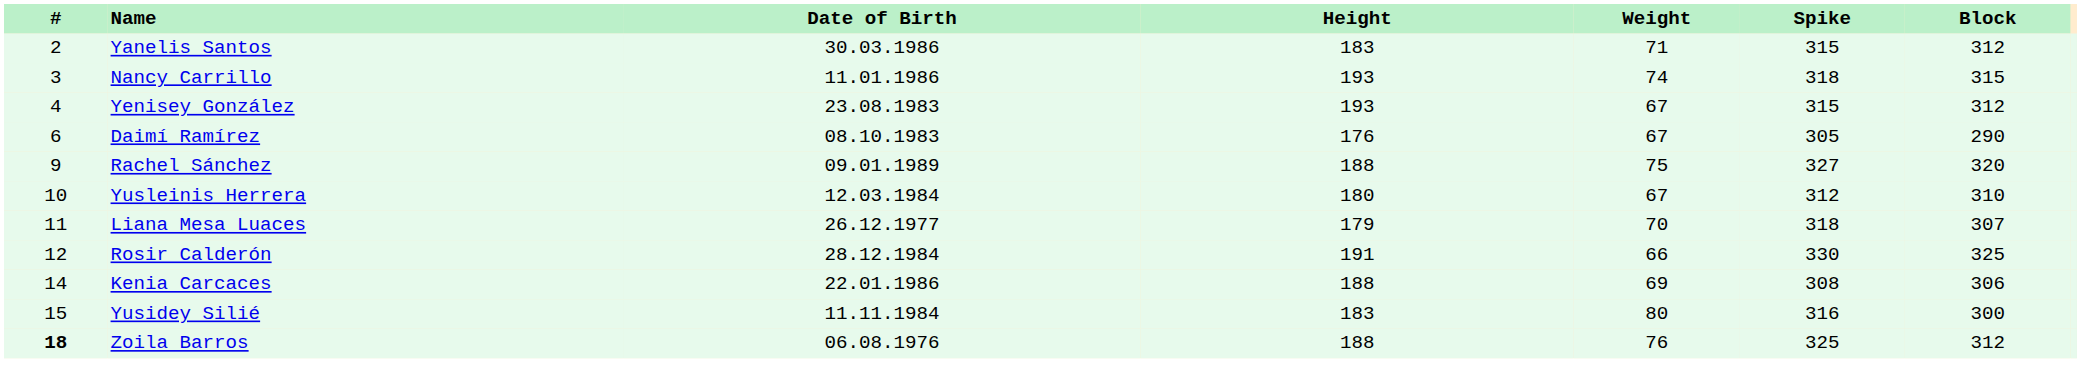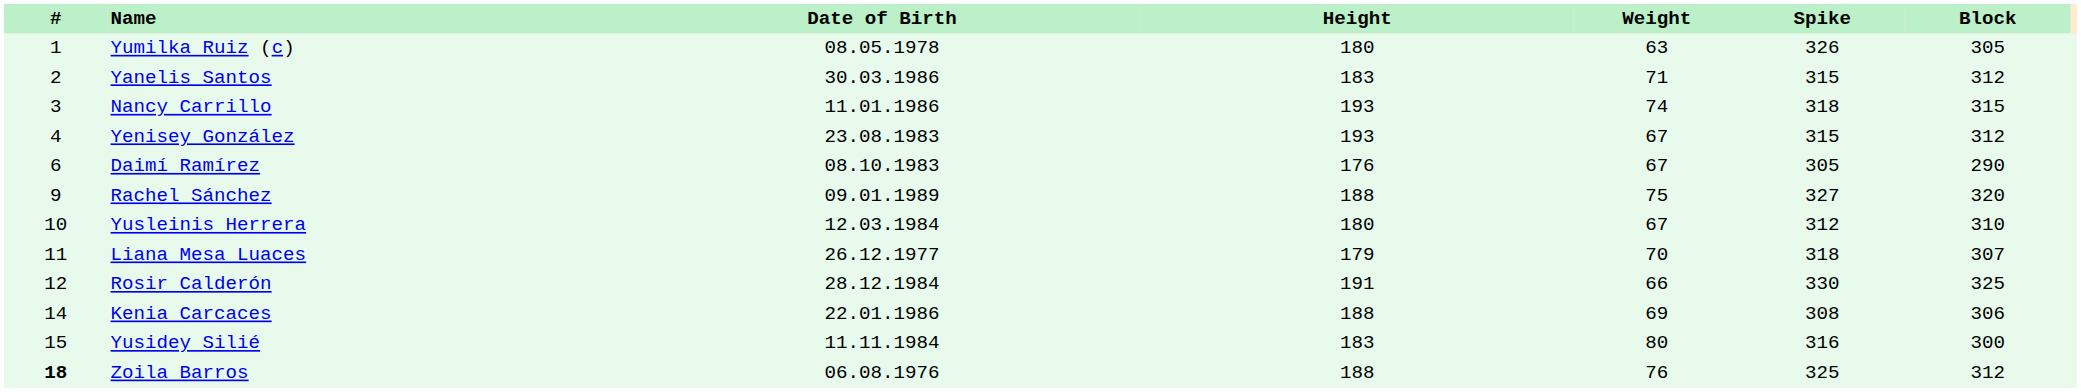+ row: (203, 48)
